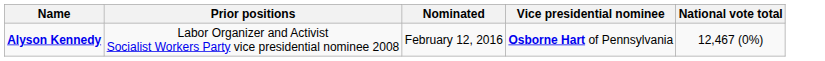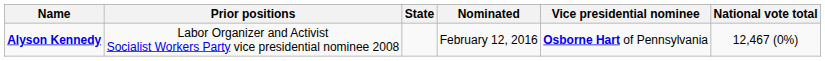+ column: (419, 14)
